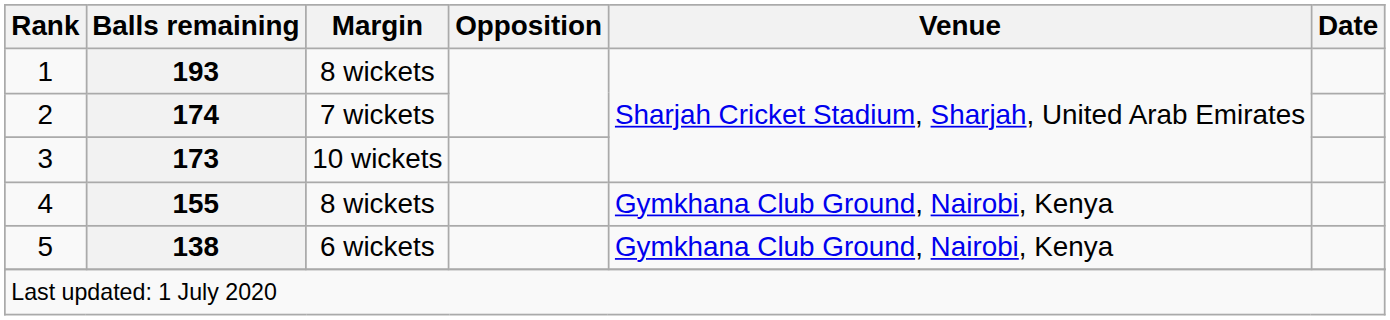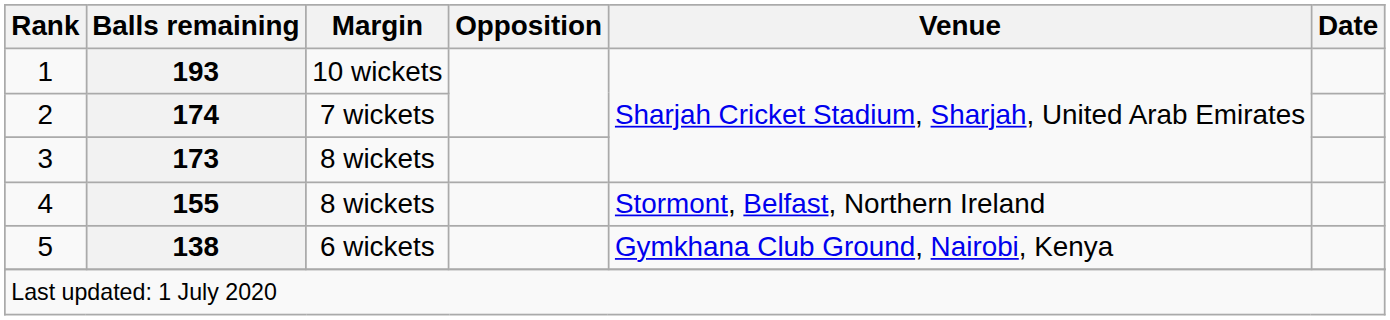(377, 70) 8 wickets -> (377, 70) 10 wickets
(377, 159) 10 wickets -> (377, 159) 8 wickets
(864, 203) Gymkhana Club Ground, Nairobi, Kenya -> (830, 203) Stormont, Belfast, Northern Ireland
